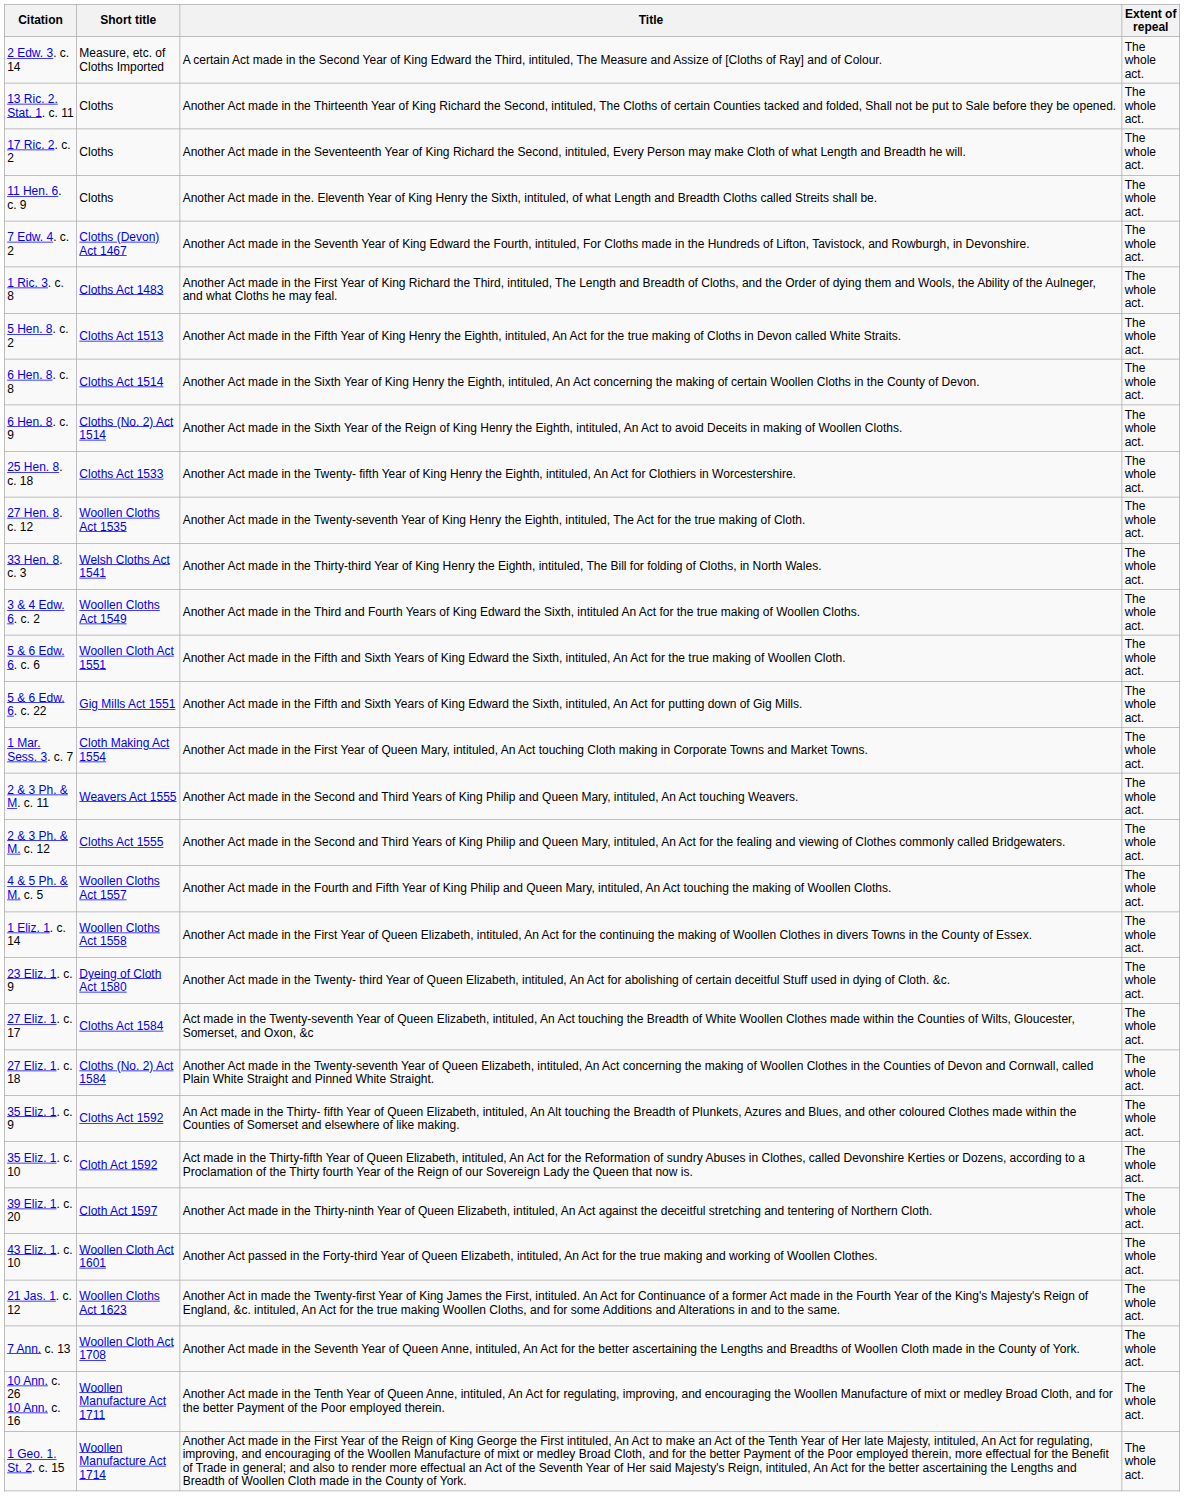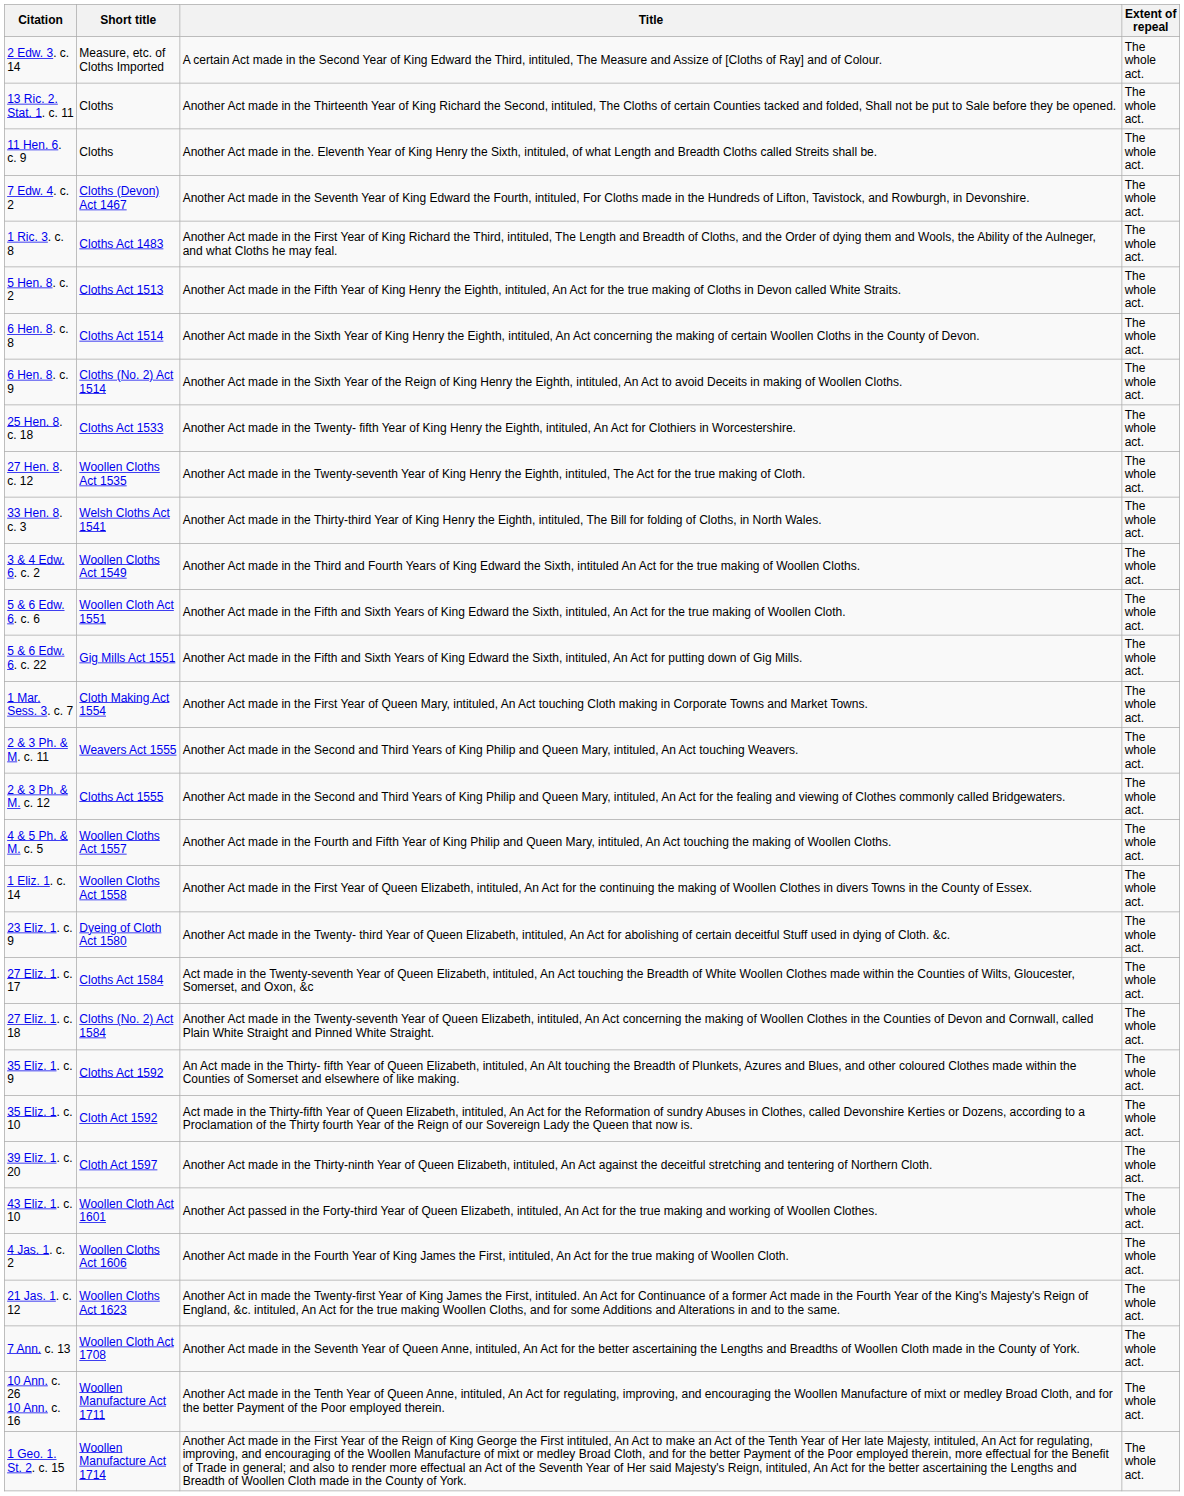- row: (39, 152)
+ row: (36, 1256)
